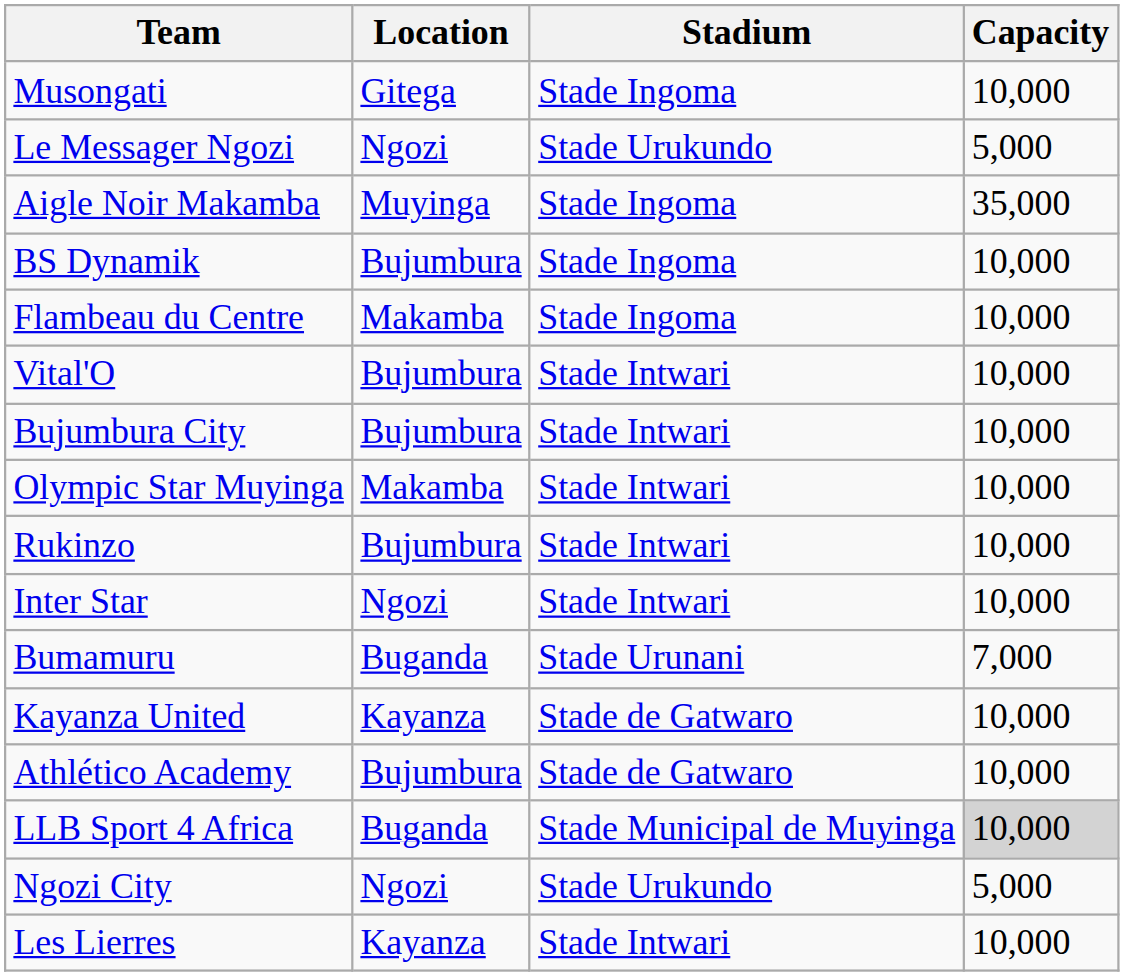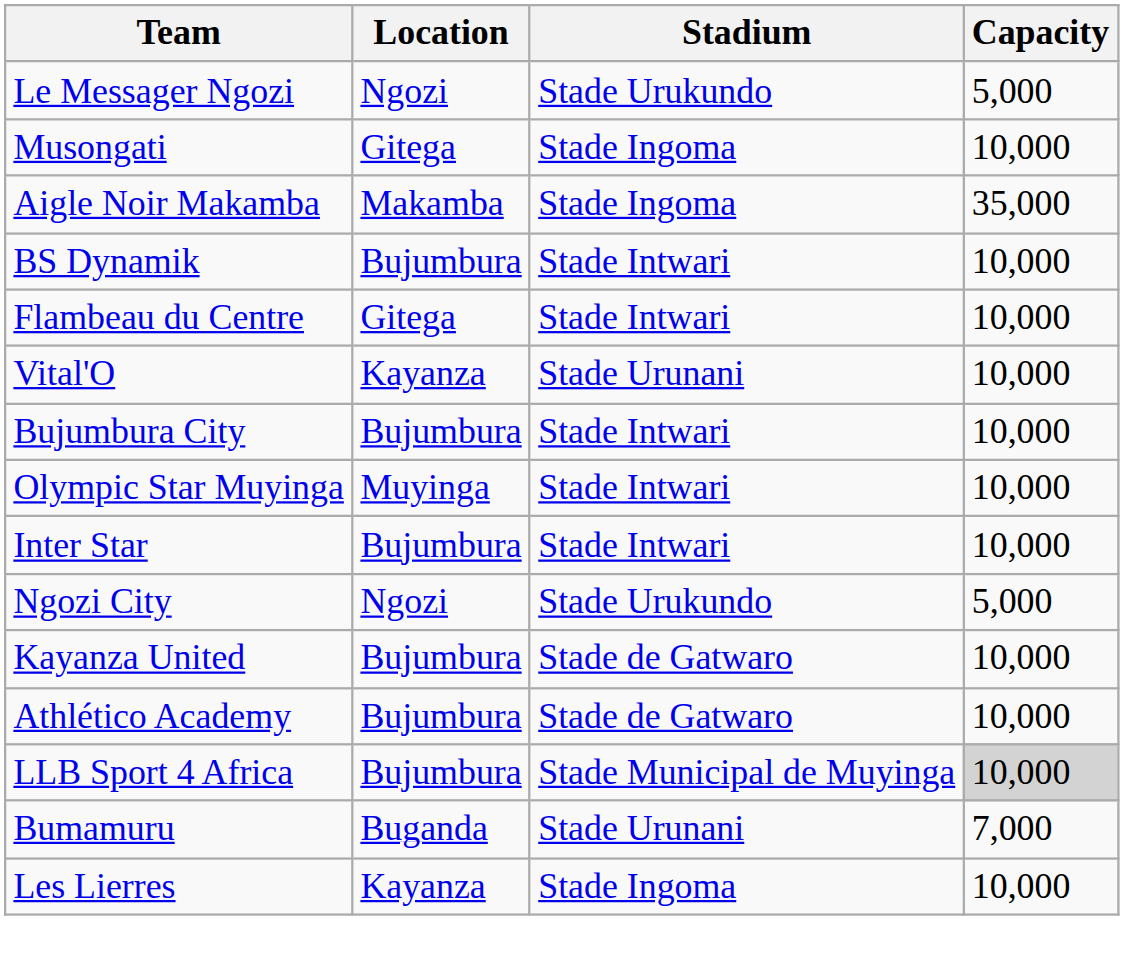rows swapped: (154, 146) <-> (90, 89)
(425, 203) Muyinga -> (432, 203) Makamba
(637, 260) Stade Ingoma -> (634, 260) Stade Intwari
(432, 317) Makamba -> (408, 317) Gitega
(637, 317) Stade Ingoma -> (634, 317) Stade Intwari
(441, 373) Bujumbura -> (423, 373) Kayanza
(634, 373) Stade Intwari -> (641, 373) Stade Urunani
(432, 487) Makamba -> (425, 487) Muyinga
- row: (74, 544)
(404, 601) Ngozi -> (441, 544) Bujumbura
rows swapped: (94, 658) <-> (93, 885)
(423, 715) Kayanza -> (441, 658) Bujumbura
(424, 828) Buganda -> (441, 771) Bujumbura
(634, 942) Stade Intwari -> (637, 885) Stade Ingoma
